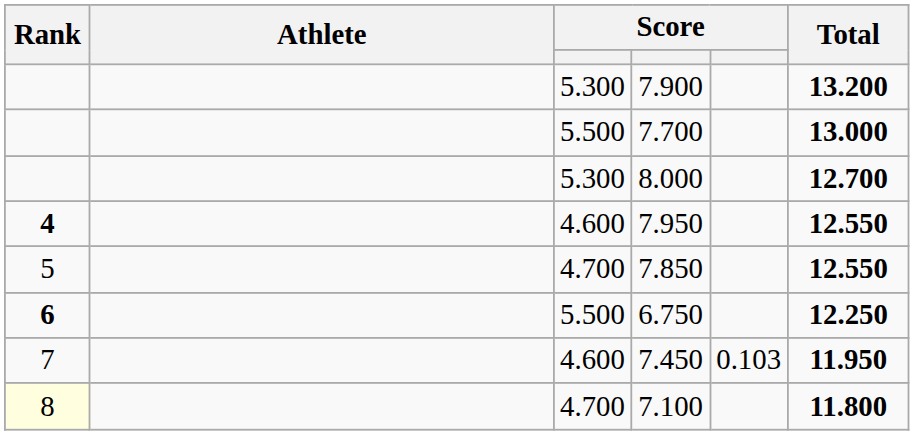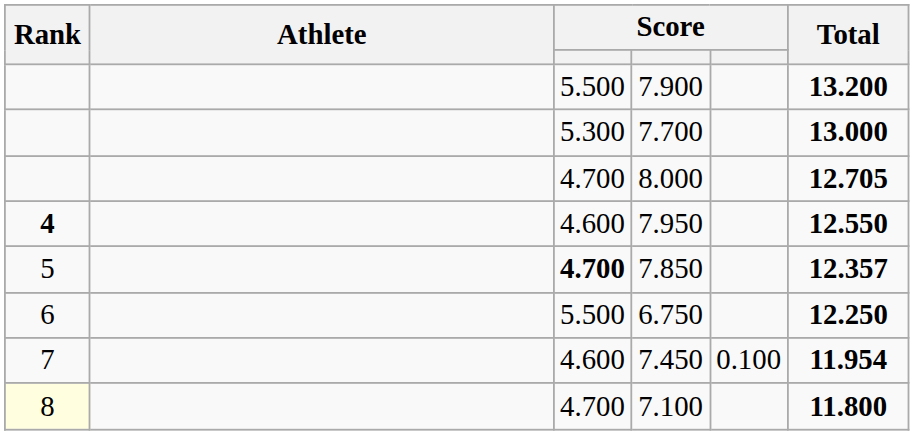(592, 86) 5.300 -> (592, 86) 5.500
(592, 131) 5.500 -> (592, 131) 5.300
(592, 177) 5.300 -> (592, 177) 4.700
(848, 177) 12.700 -> (848, 177) 12.705
(592, 268) normal -> (592, 268) bold
(848, 268) 12.550 -> (848, 268) 12.357
(48, 314) bold -> (48, 314) normal
(749, 360) 0.103 -> (749, 360) 0.100
(848, 360) 11.950 -> (848, 360) 11.954
